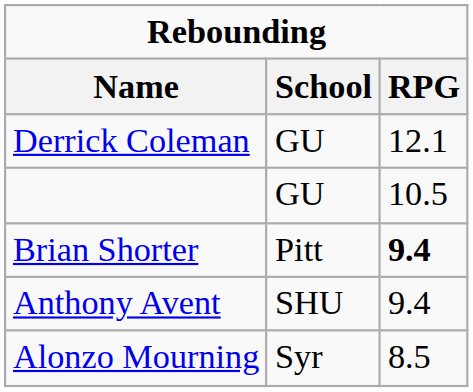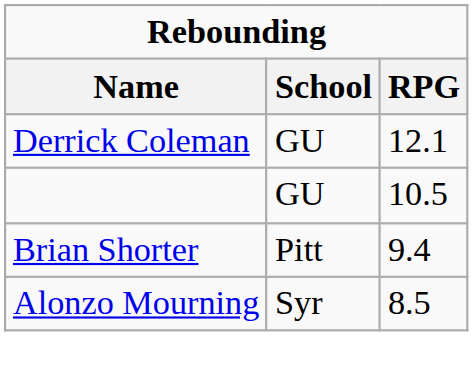(409, 248) bold -> (409, 248) normal
- row: (117, 303)
